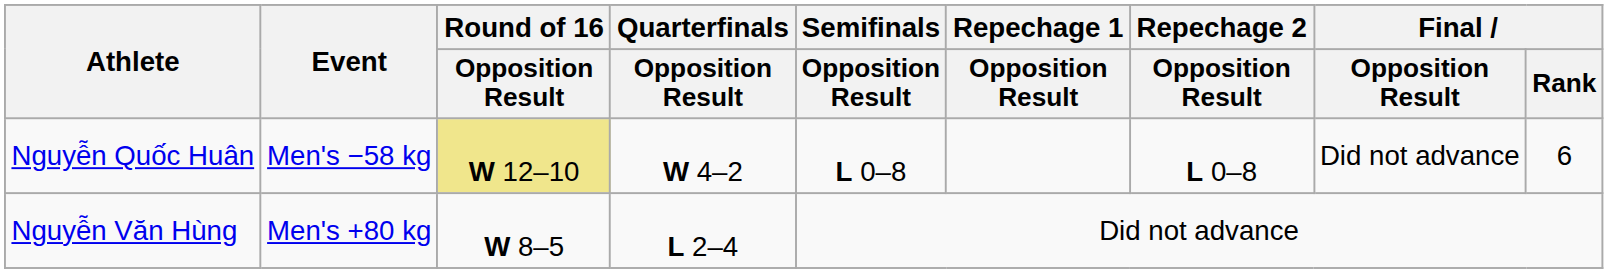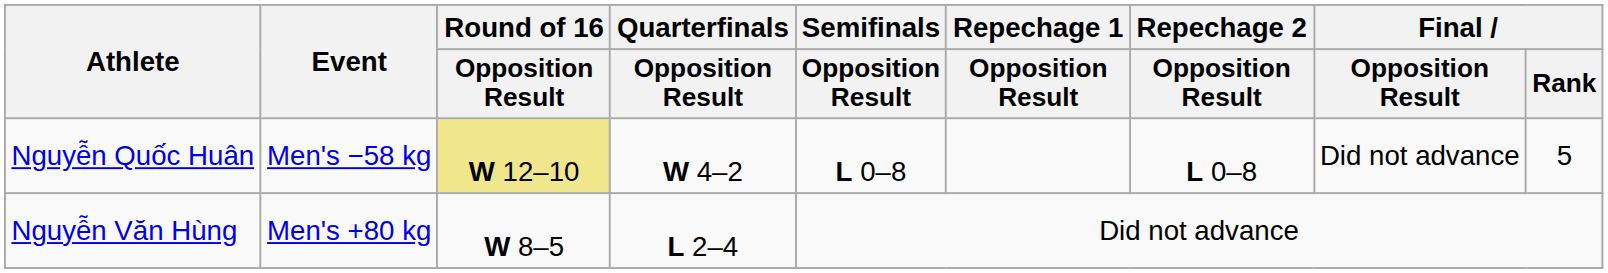(1564, 156) 6 -> (1564, 156) 5
